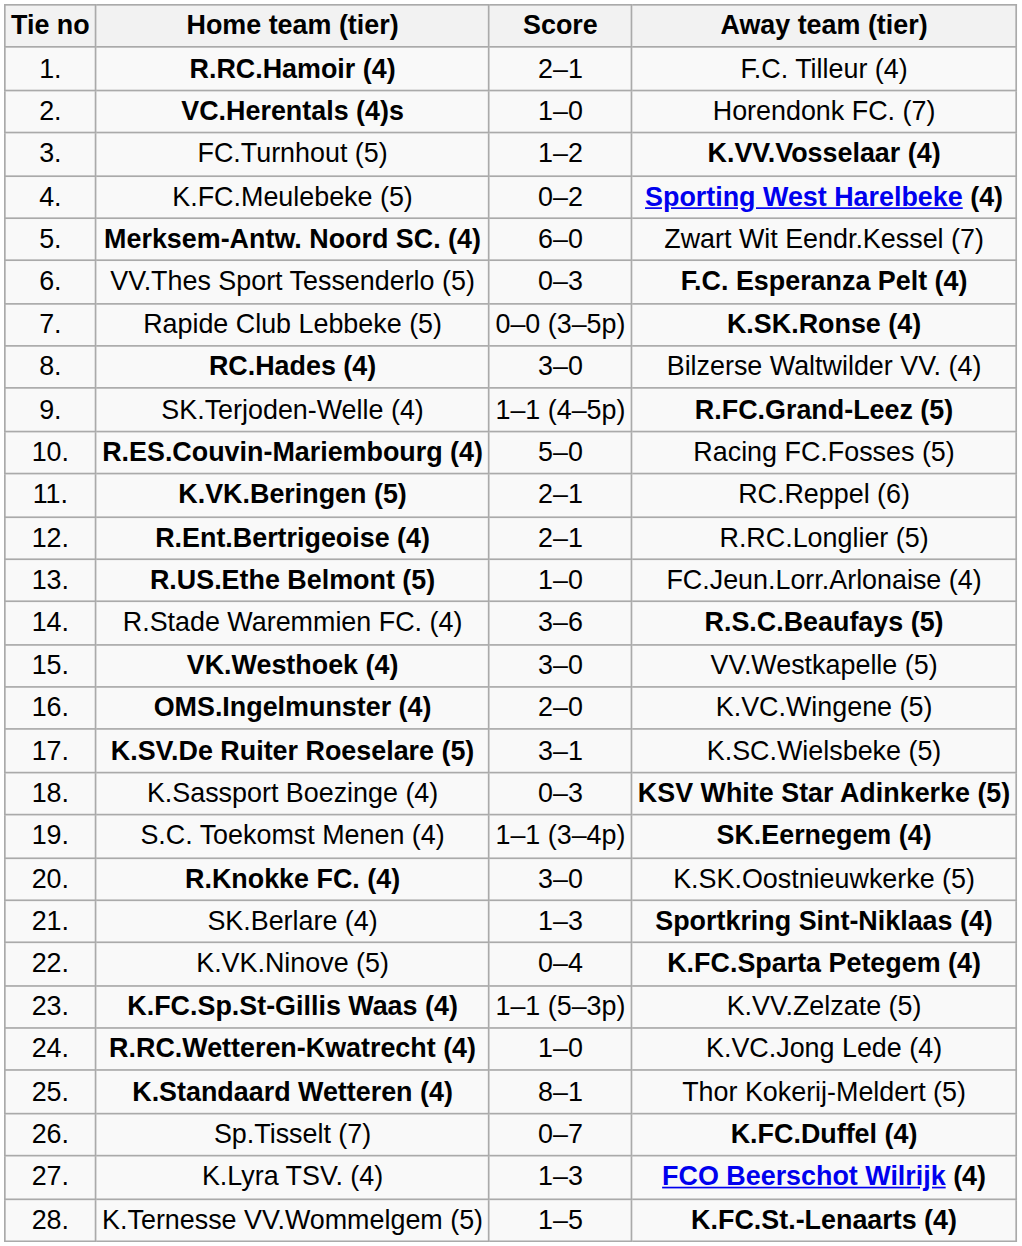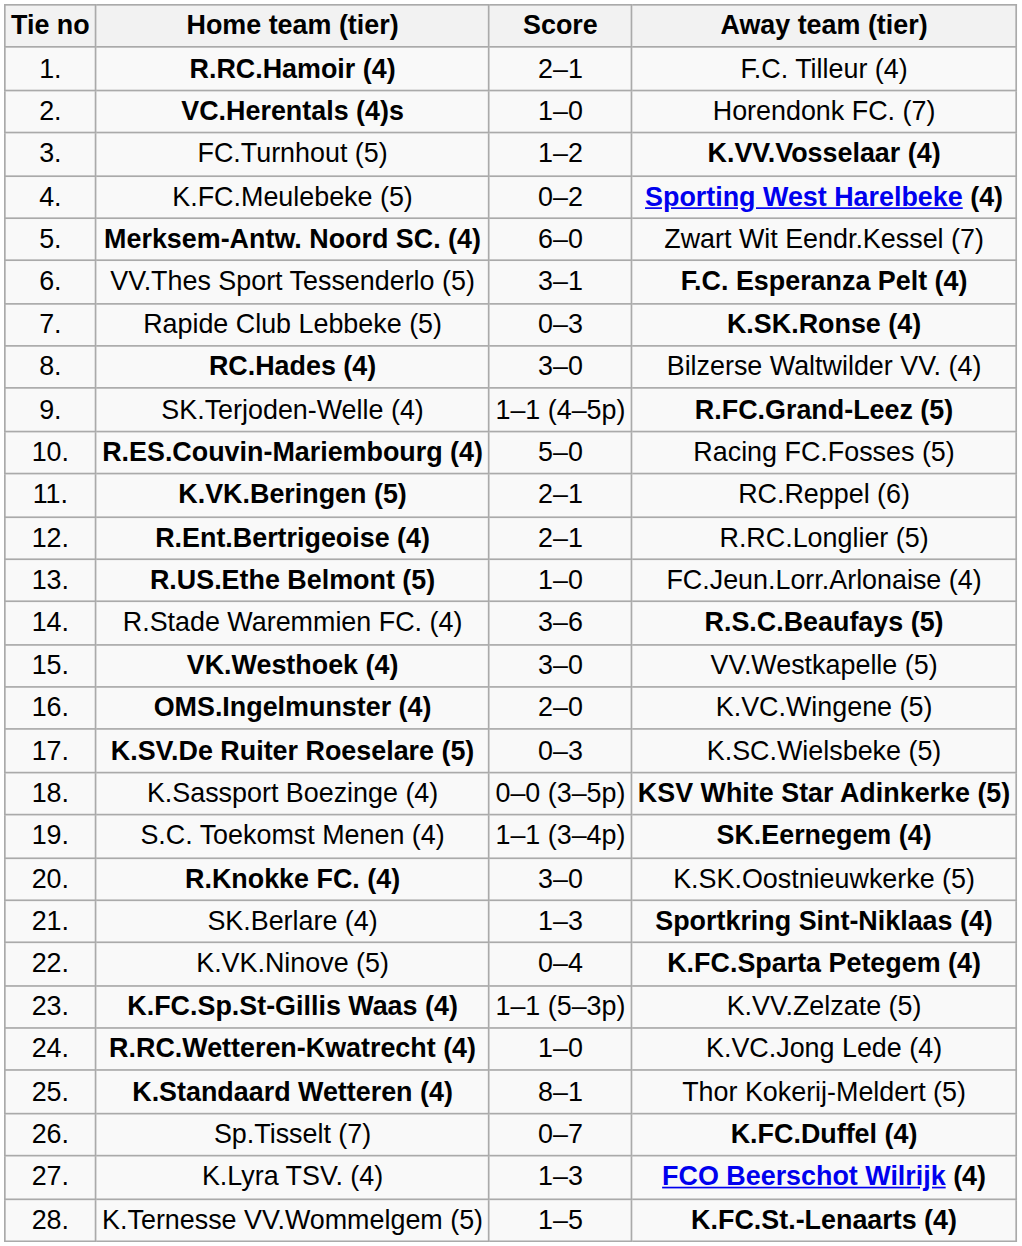(560, 281) 0–3 -> (560, 281) 3–1
(560, 324) 0–0 (3–5p) -> (560, 324) 0–3
(560, 750) 3–1 -> (560, 750) 0–3
(560, 793) 0–3 -> (560, 793) 0–0 (3–5p)
